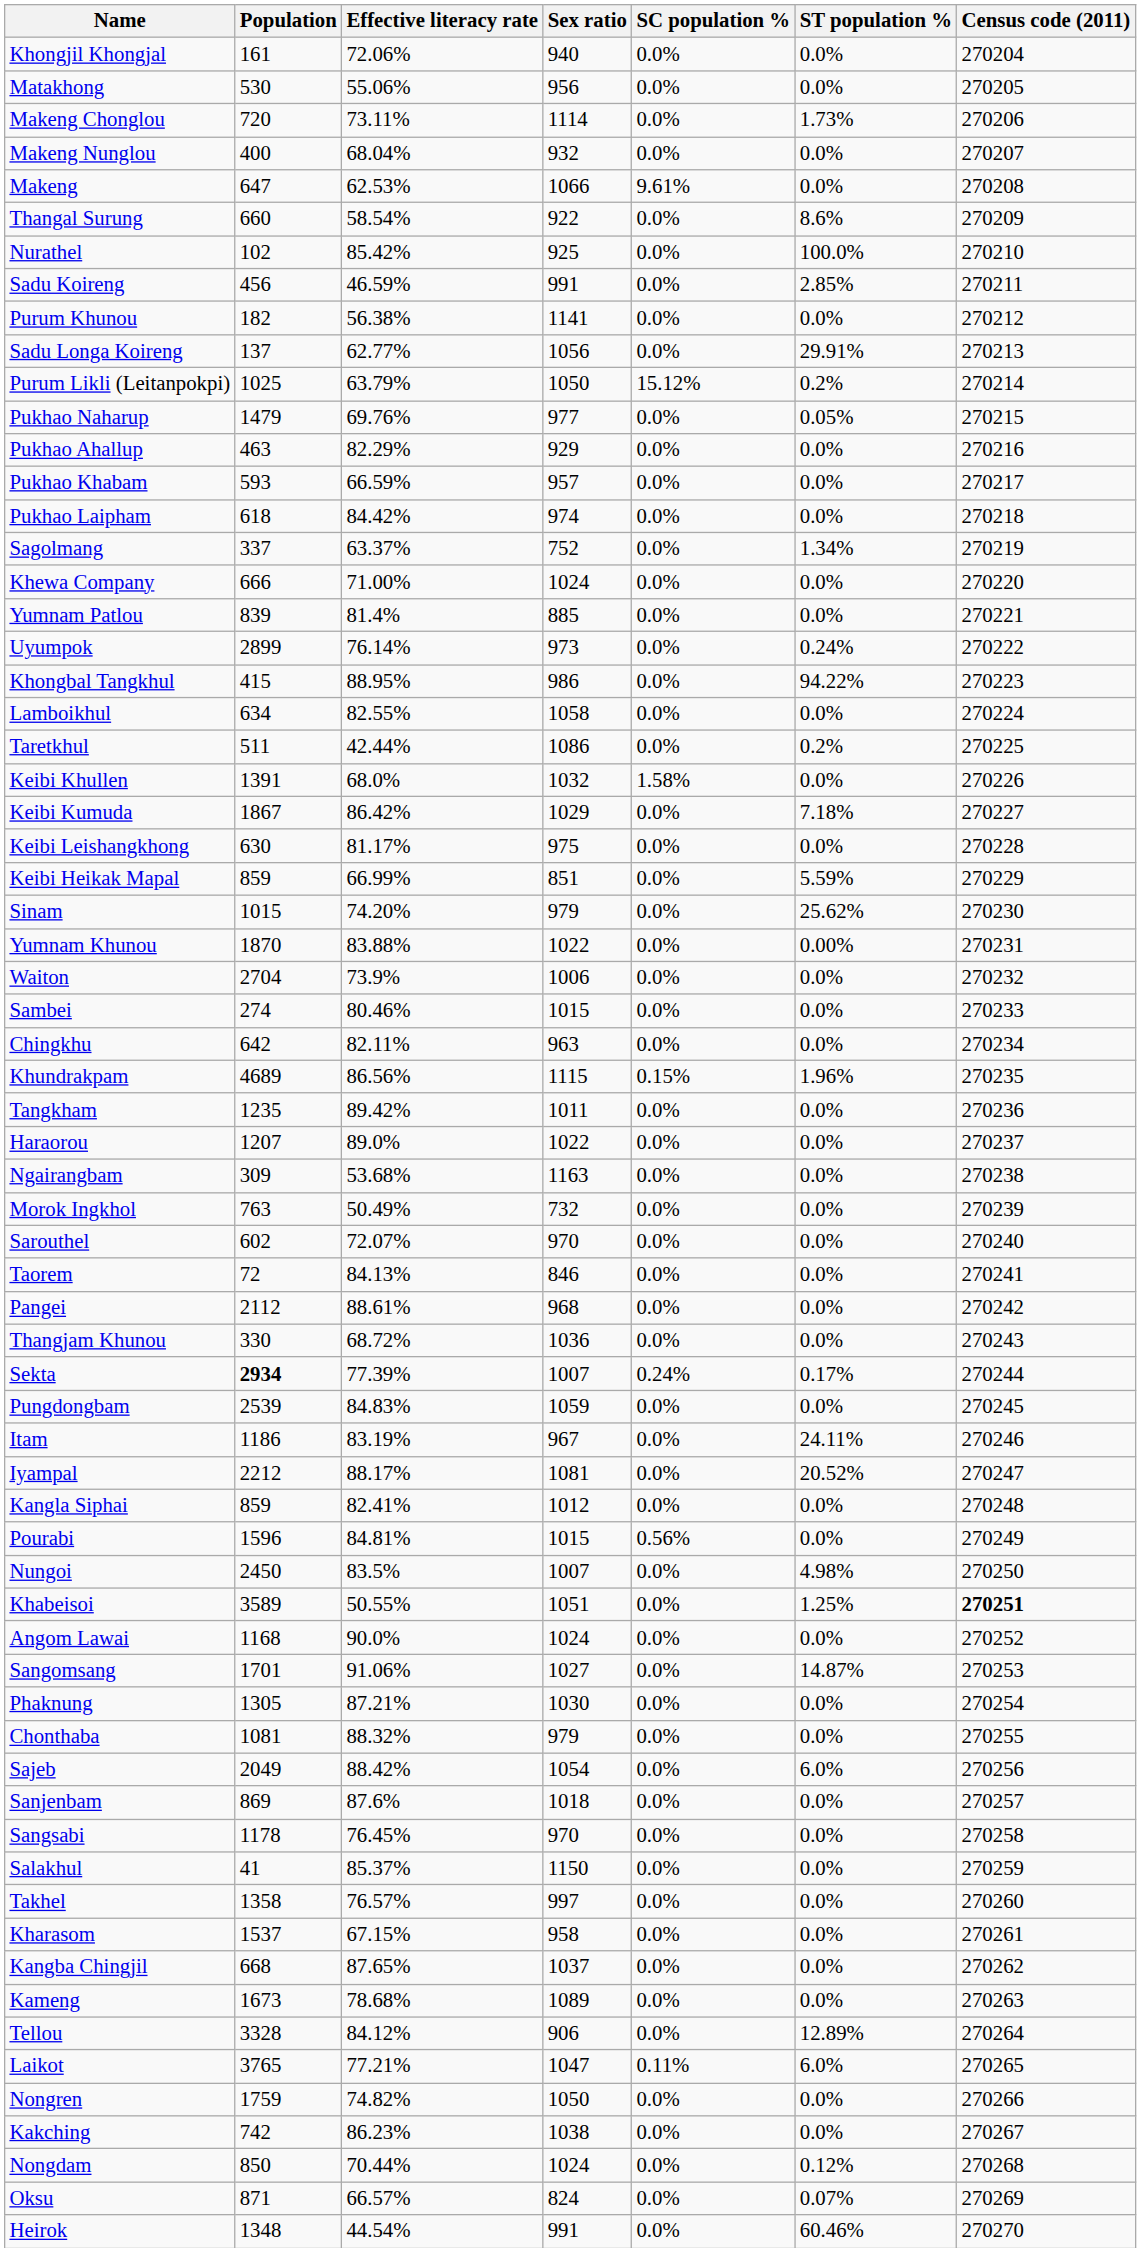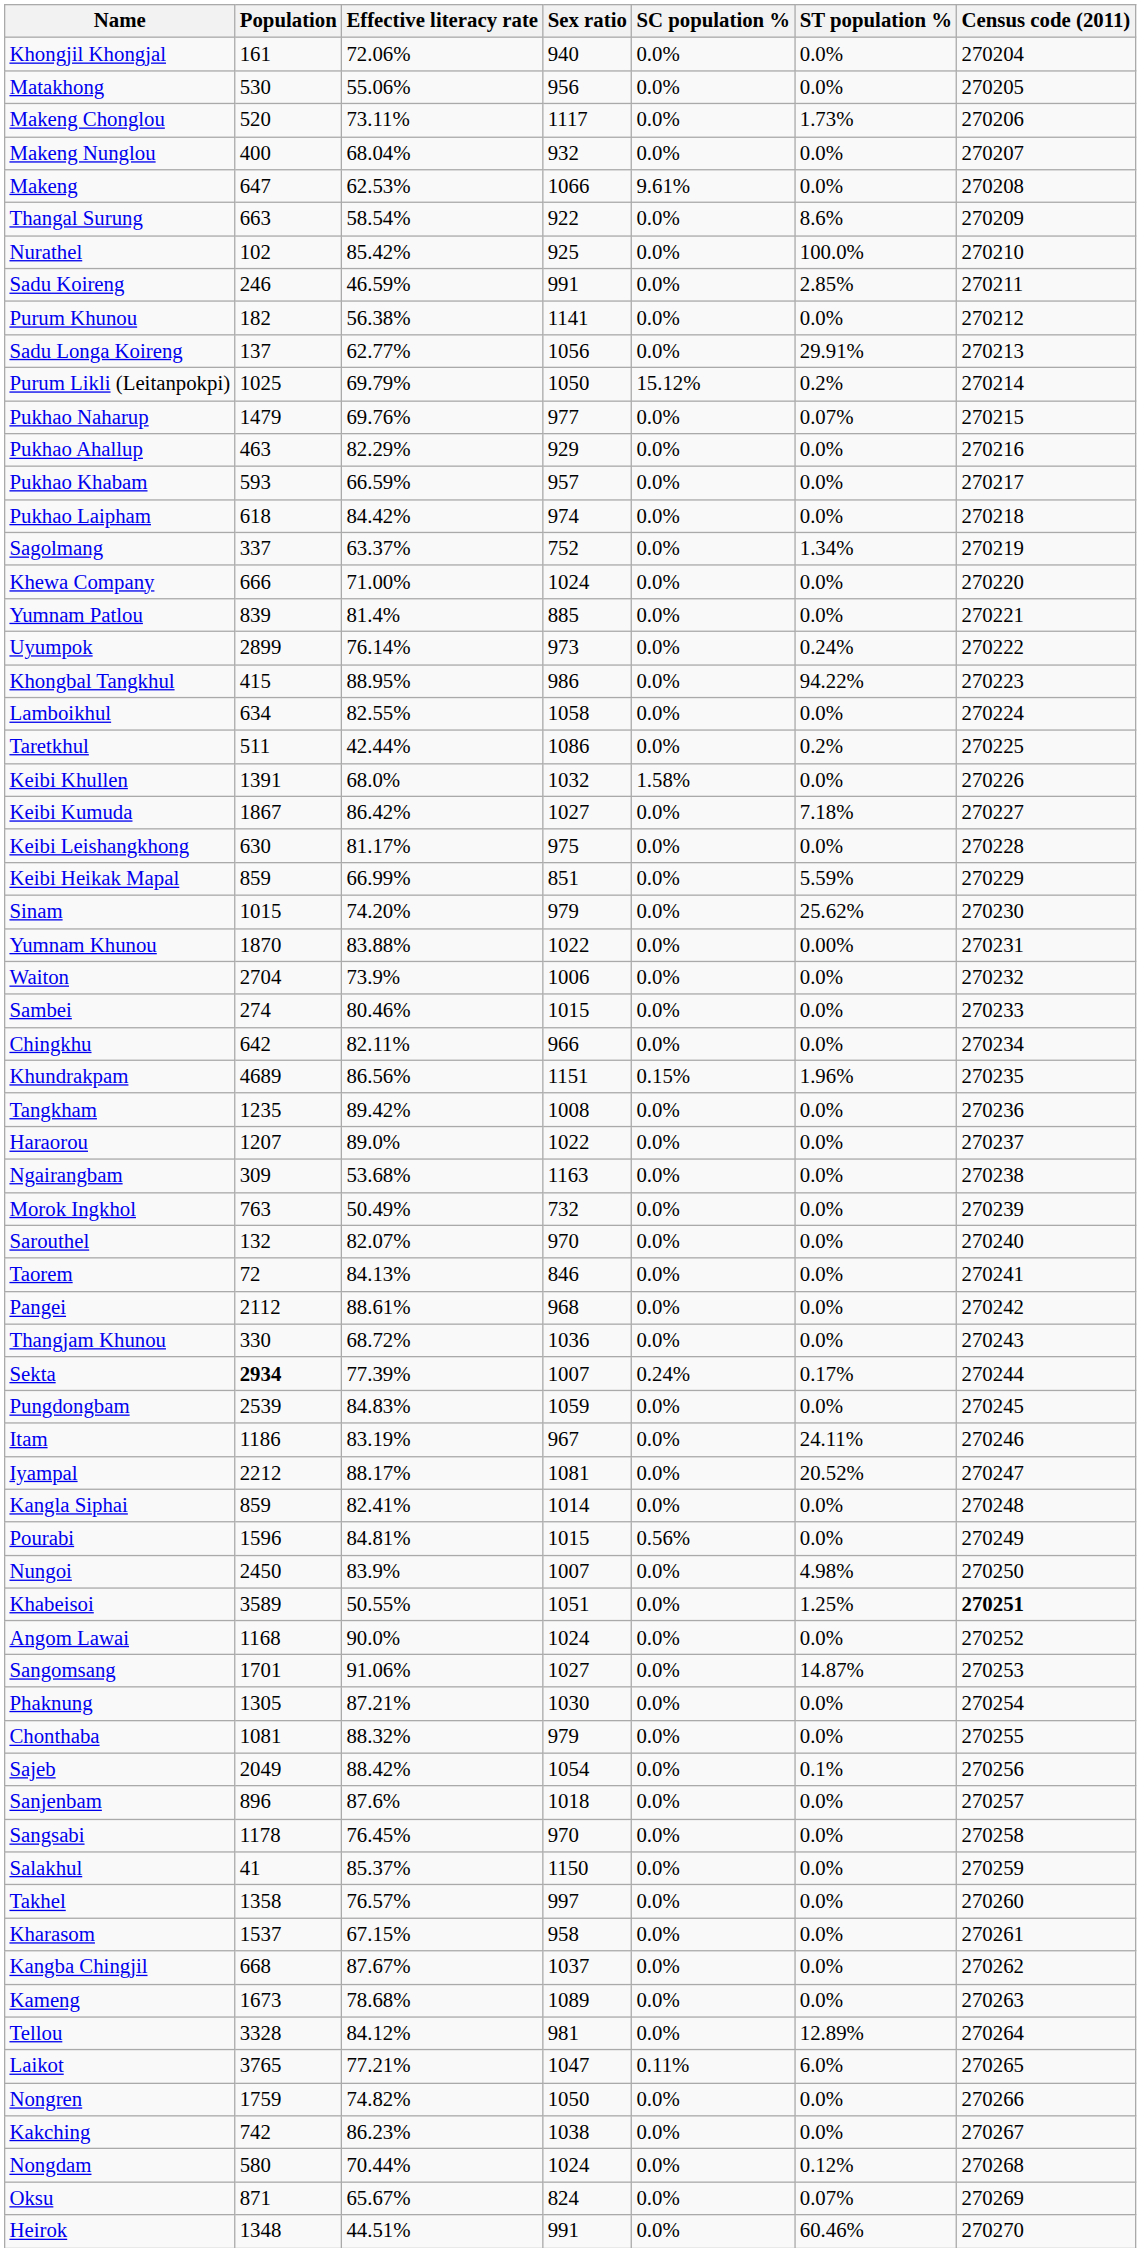(255, 119) 720 -> (255, 119) 520
(568, 119) 1114 -> (568, 119) 1117
(255, 218) 660 -> (255, 218) 663
(255, 284) 456 -> (255, 284) 246
(378, 383) 63.79% -> (378, 383) 69.79%
(827, 416) 0.05% -> (827, 416) 0.07%
(568, 812) 1029 -> (568, 812) 1027
(563, 1043) 963 -> (563, 1043) 966
(568, 1076) 1115 -> (568, 1076) 1151
(568, 1109) 1011 -> (568, 1109) 1008
(255, 1241) 602 -> (255, 1241) 132
(378, 1241) 72.07% -> (378, 1241) 82.07%
(568, 1505) 1012 -> (568, 1505) 1014
(373, 1571) 83.5% -> (373, 1571) 83.9%
(821, 1769) 6.0% -> (821, 1769) 0.1%
(255, 1802) 869 -> (255, 1802) 896
(378, 1967) 87.65% -> (378, 1967) 87.67%
(563, 2033) 906 -> (563, 2033) 981
(255, 2165) 850 -> (255, 2165) 580
(378, 2198) 66.57% -> (378, 2198) 65.67%
(378, 2231) 44.54% -> (378, 2231) 44.51%
